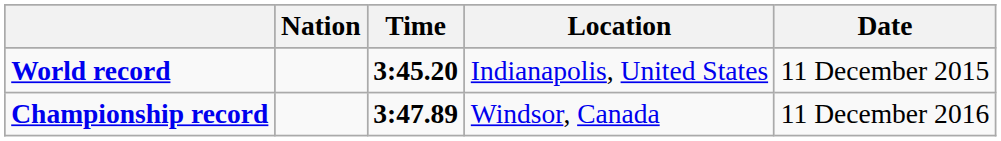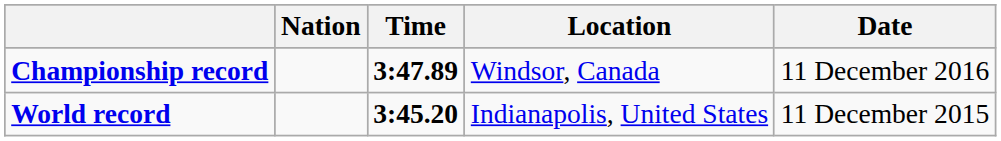rows swapped: (91, 69) <-> (140, 113)
